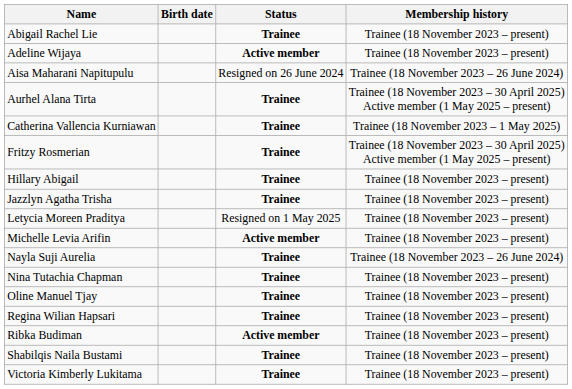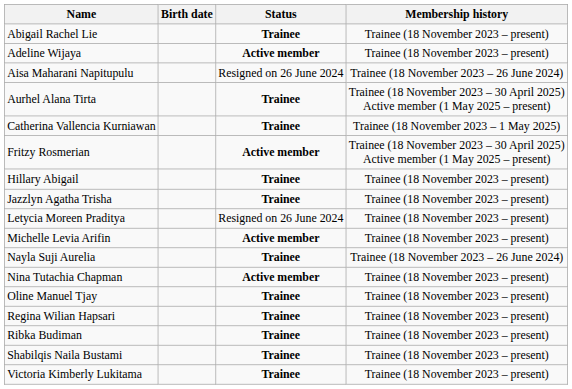(281, 152) Trainee -> (281, 152) Active member
(281, 218) Resigned on 1 May 2025 -> (281, 218) Resigned on 26 June 2024
(281, 277) Trainee -> (281, 277) Active member
(281, 335) Active member -> (281, 335) Trainee
